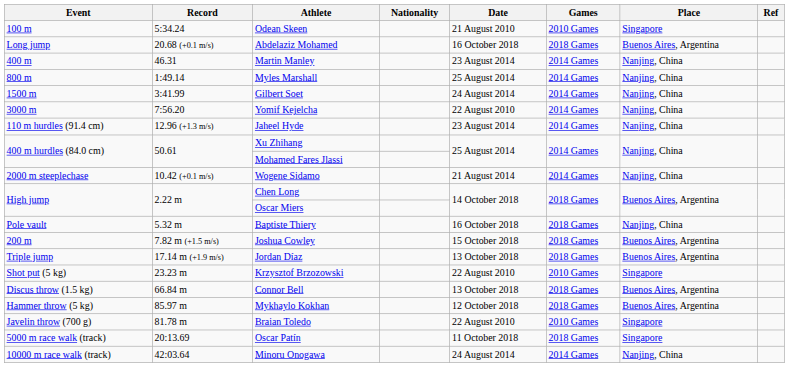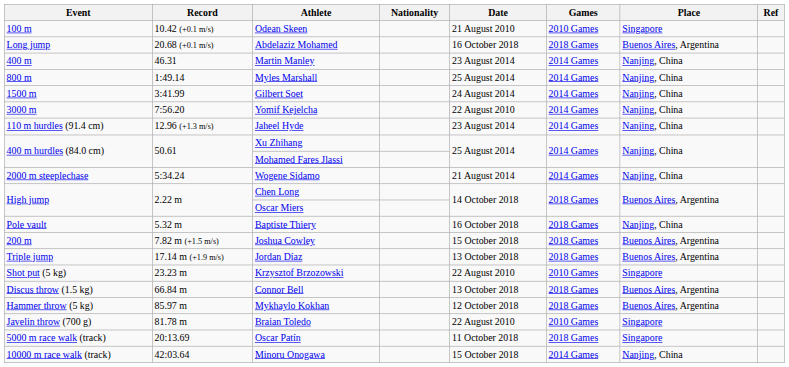(170, 29) 5:34.24 -> (184, 29) 10.42 (+0.1 m/s)
(184, 175) 10.42 (+0.1 m/s) -> (170, 175) 5:34.24
(483, 354) 24 August 2014 -> (485, 354) 15 October 2018
